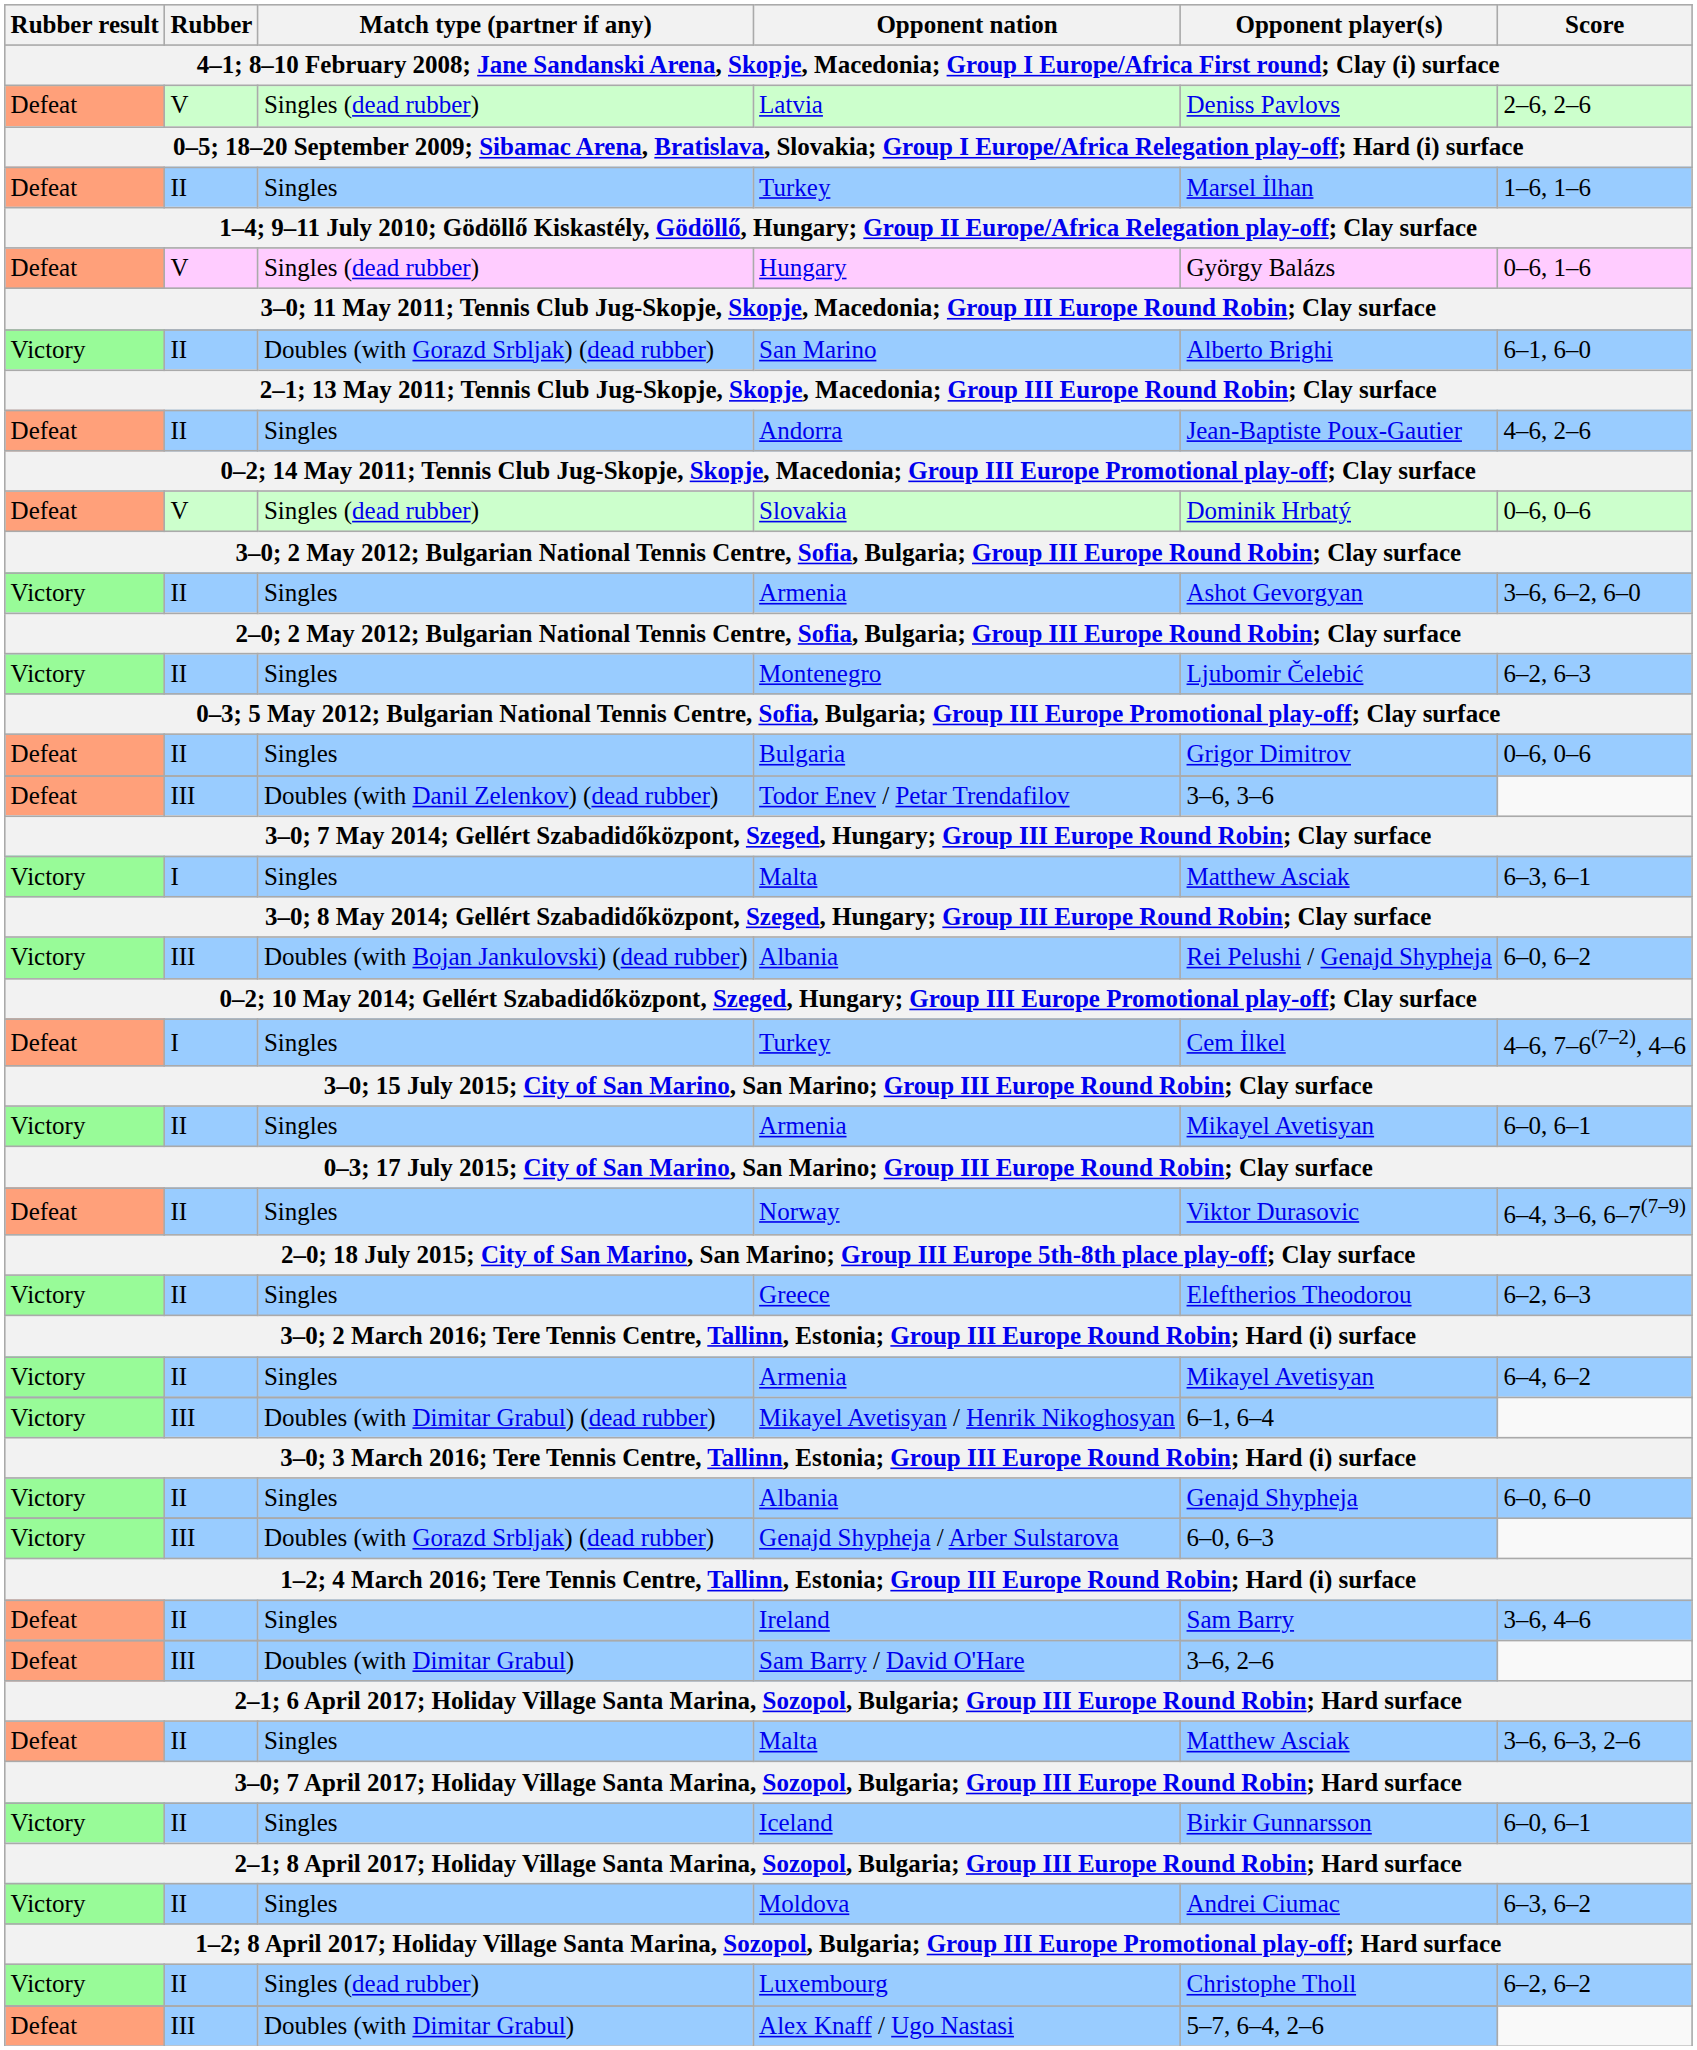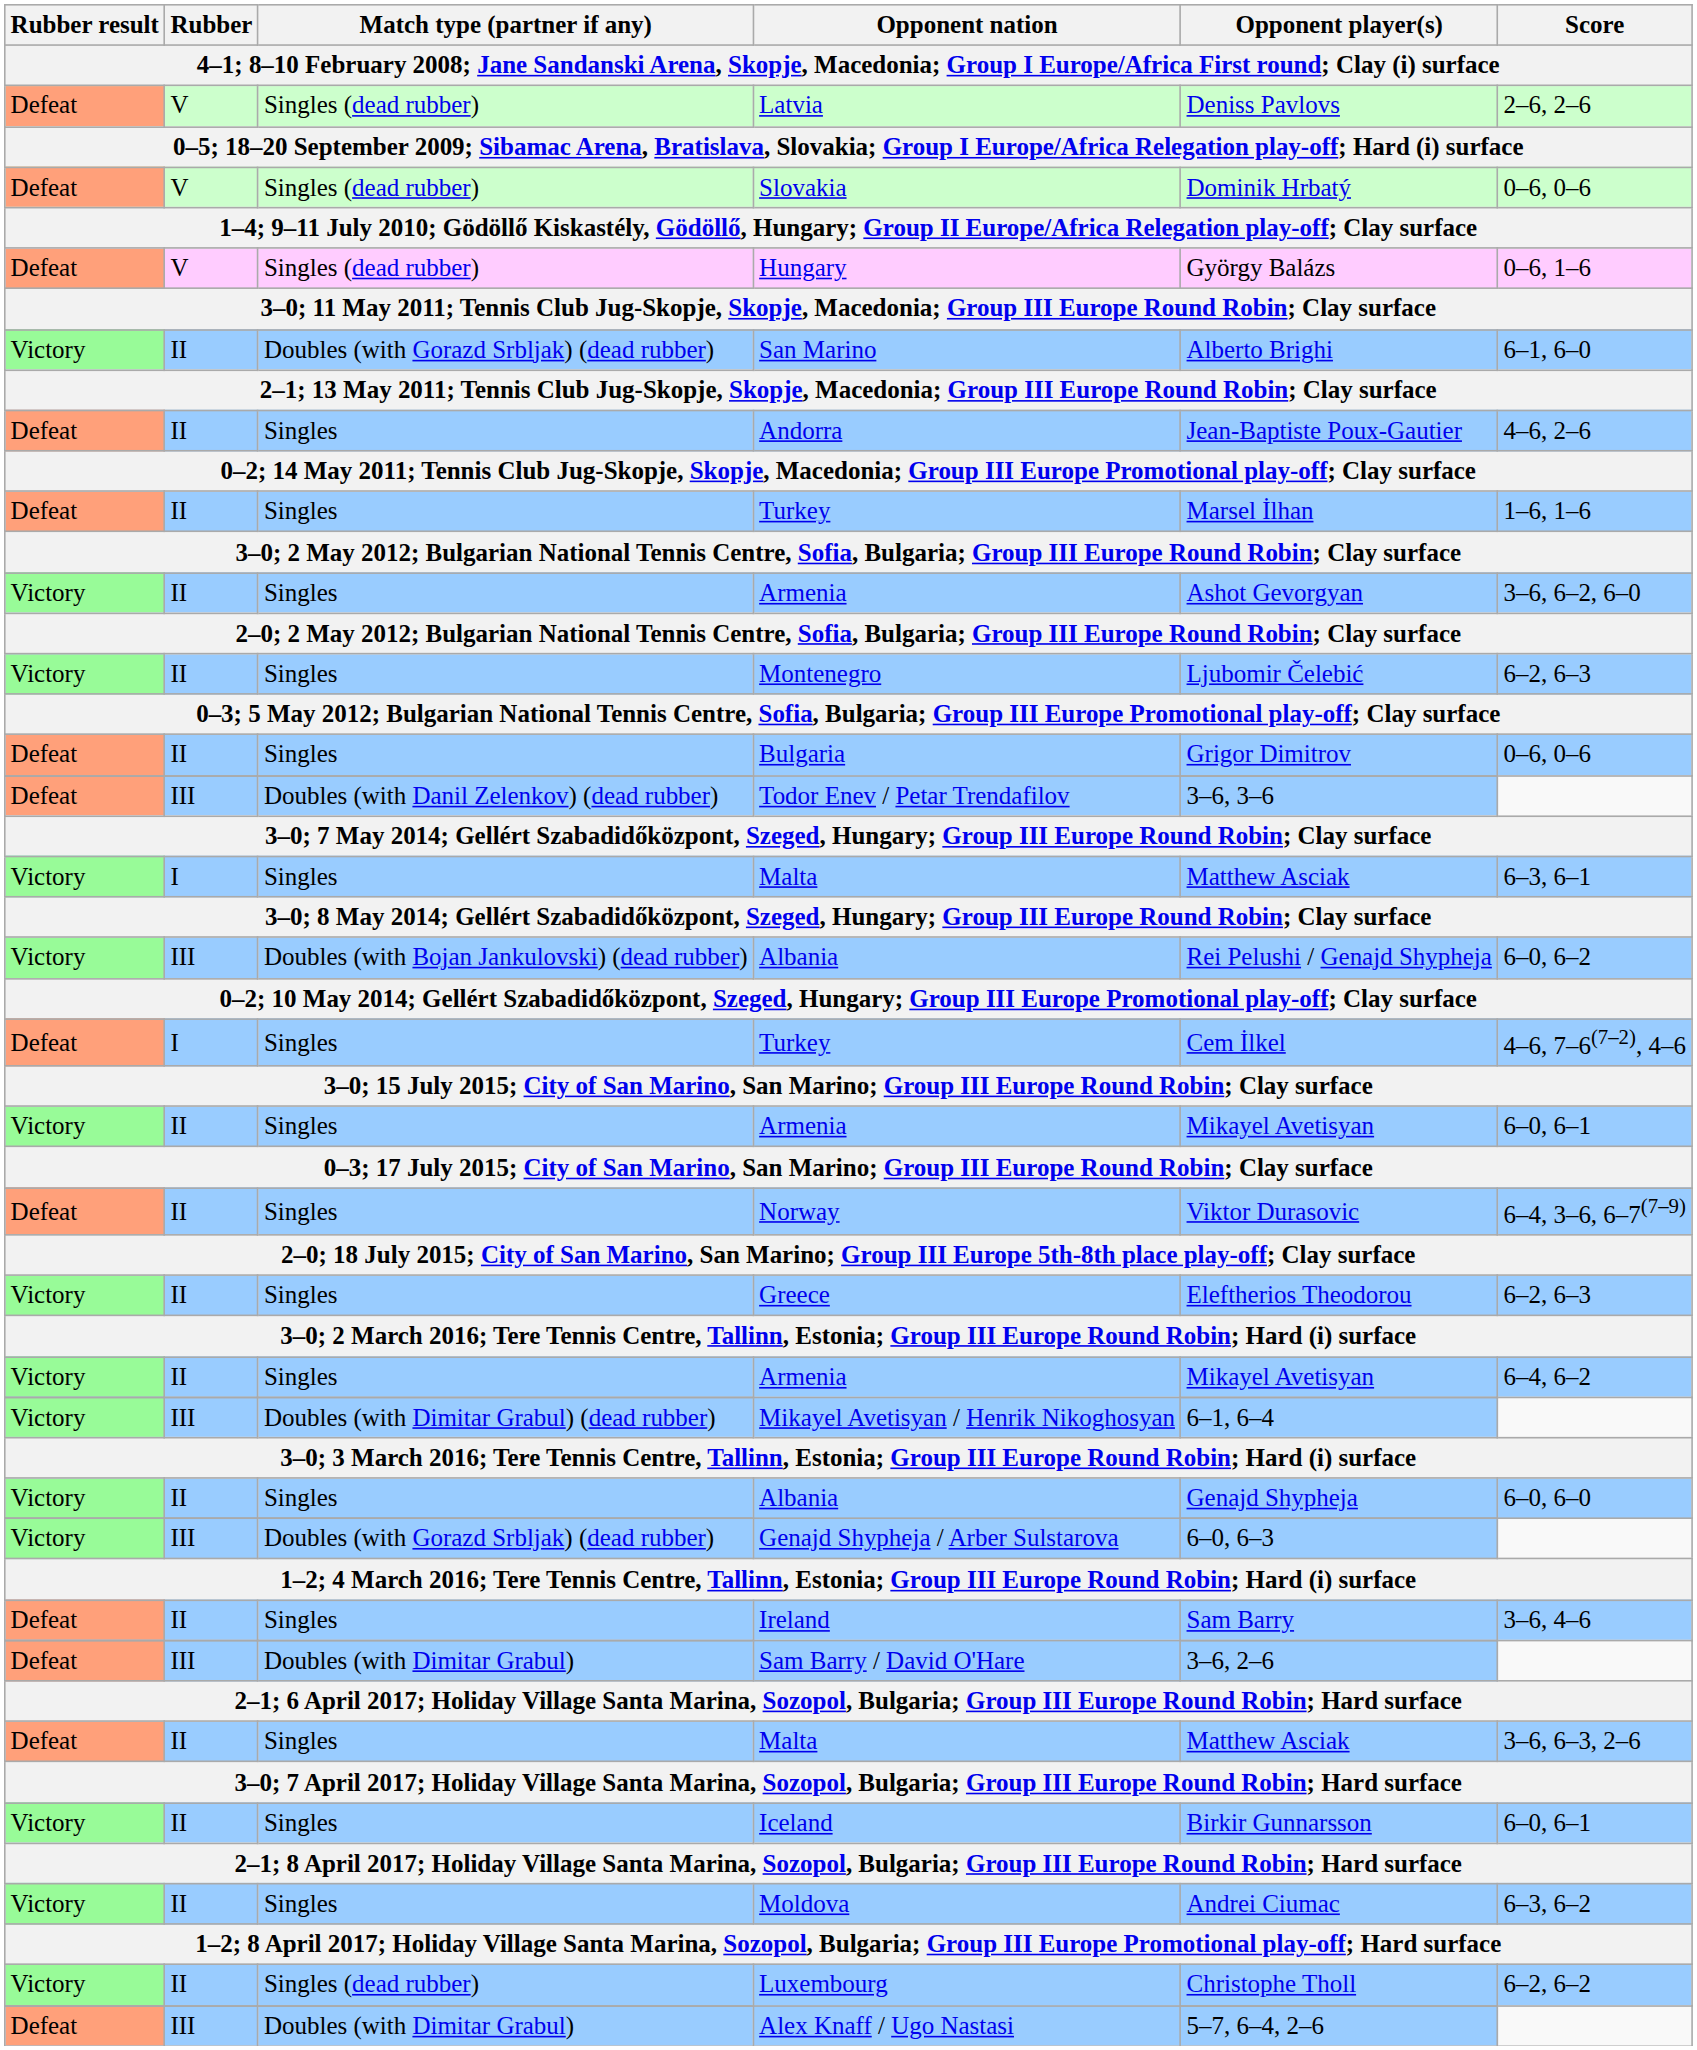rows swapped: (179, 510) <-> (179, 186)
